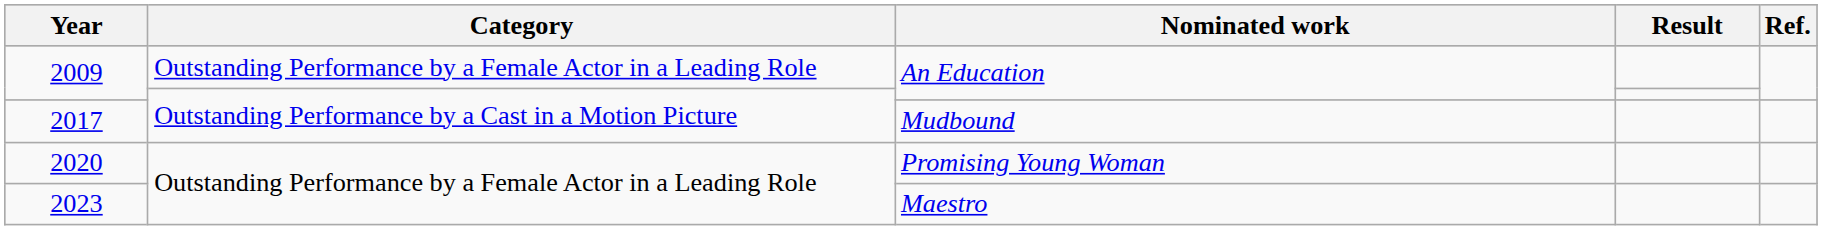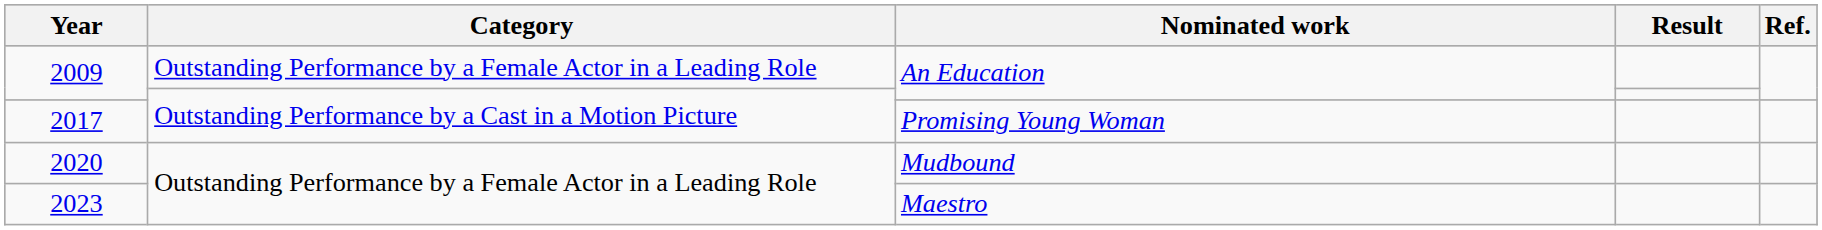(958, 120) Mudbound -> (1033, 120) Promising Young Woman
(1033, 162) Promising Young Woman -> (958, 162) Mudbound
